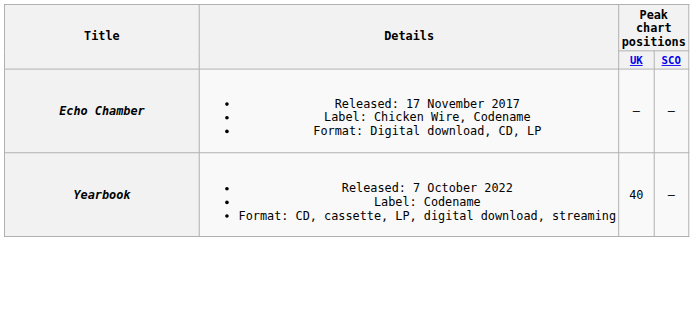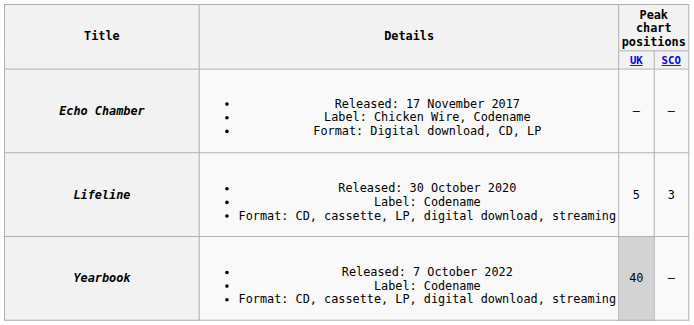+ row: (102, 195)
(636, 195) no background -> (636, 279) lightgrey background
